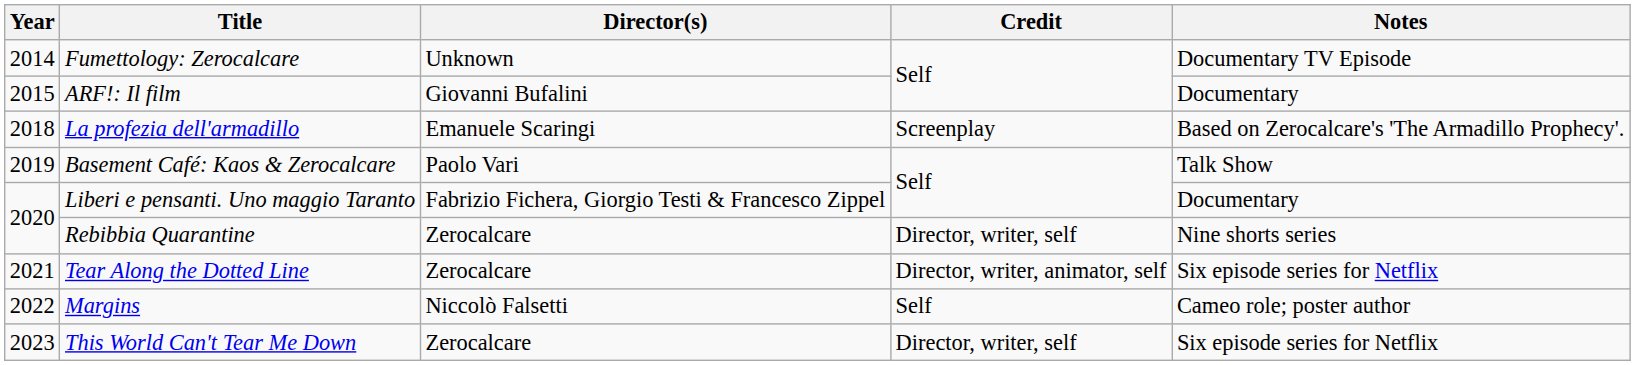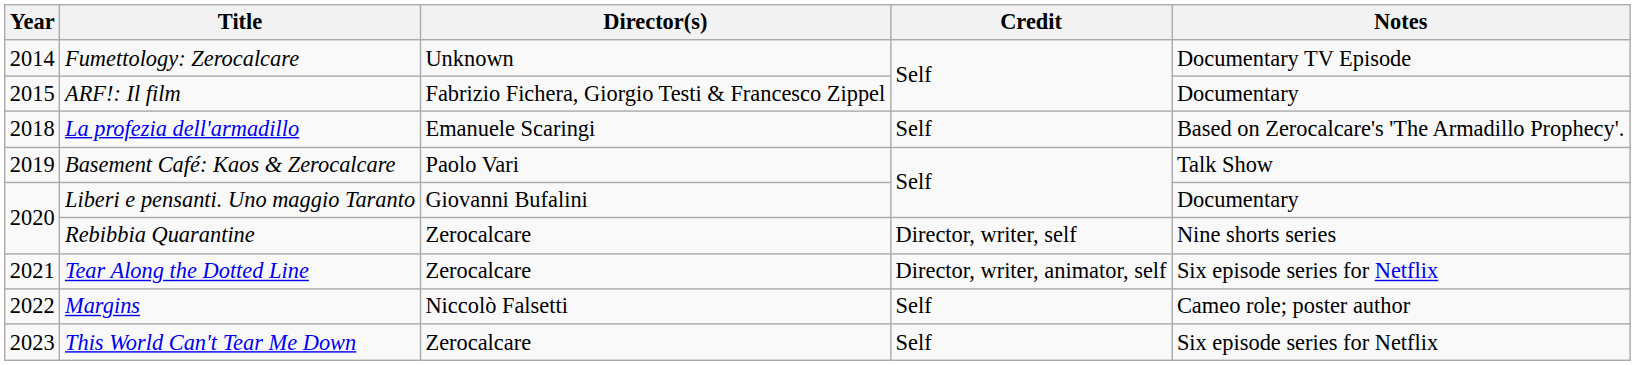(507, 93) Giovanni Bufalini -> (655, 93) Fabrizio Fichera, Giorgio Testi & Francesco Zippel
(945, 128) Screenplay -> (914, 128) Self
(655, 199) Fabrizio Fichera, Giorgio Testi & Francesco Zippel -> (507, 199) Giovanni Bufalini
(986, 341) Director, writer, self -> (914, 341) Self
